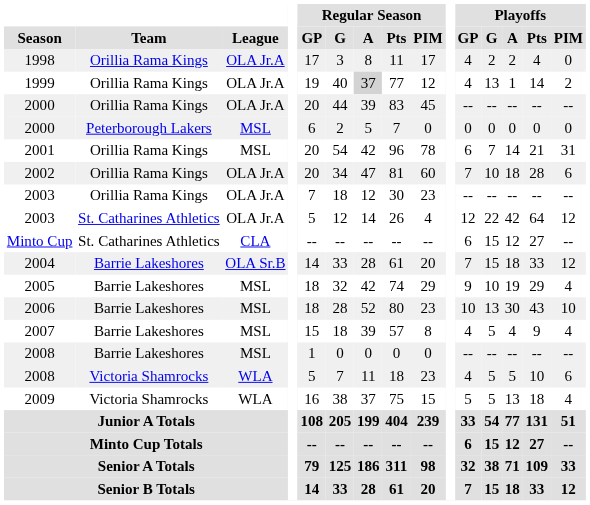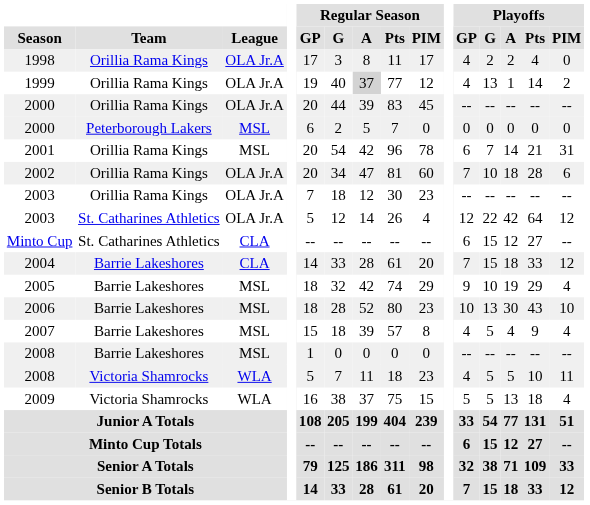(255, 263) OLA Sr.B -> (255, 263) CLA
(568, 376) 6 -> (567, 376) 11
